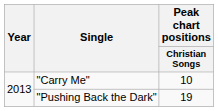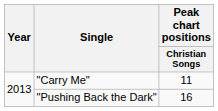(186, 80) 10 -> (186, 80) 11
(186, 98) 19 -> (186, 98) 16
